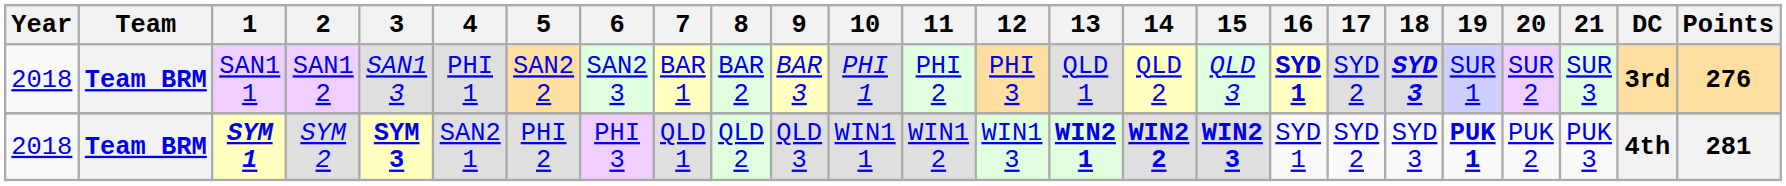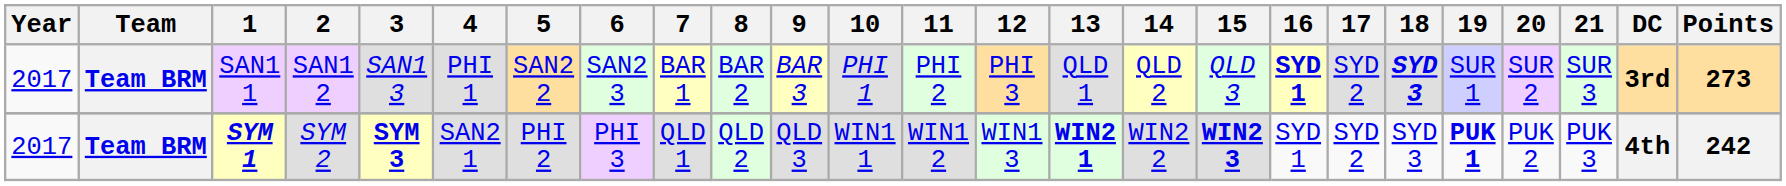(42, 79) 2018 -> (42, 79) 2017
(1728, 79) 276 -> (1728, 79) 273
(42, 147) 2018 -> (42, 147) 2017
(1159, 147) bold -> (1159, 147) normal
(1728, 147) 281 -> (1728, 147) 242
